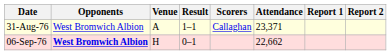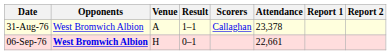(269, 27) 23,371 -> (269, 27) 23,378
(269, 42) 22,662 -> (269, 42) 22,661
